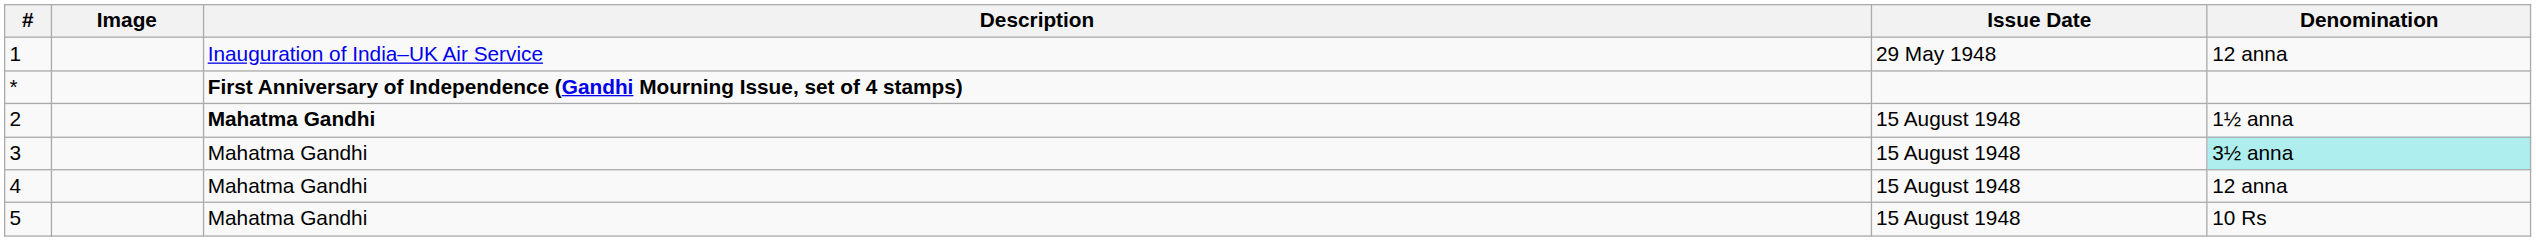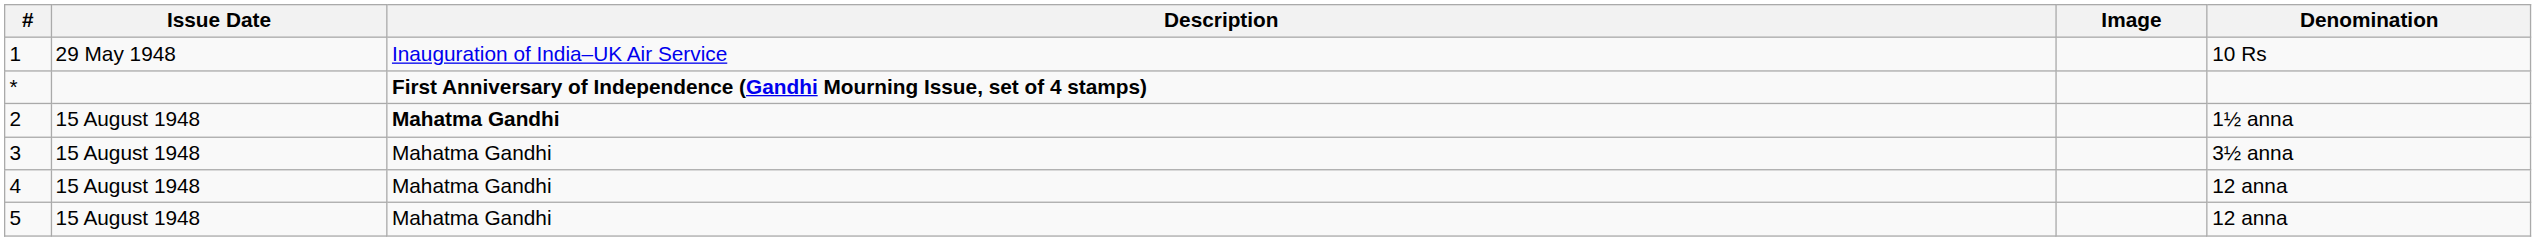columns swapped: (2039, 20) <-> (127, 20)
(2250, 53) 12 anna -> (2239, 53) 10 Rs
(2253, 152) paleturquoise background -> (2253, 152) no background
(2239, 218) 10 Rs -> (2250, 218) 12 anna
